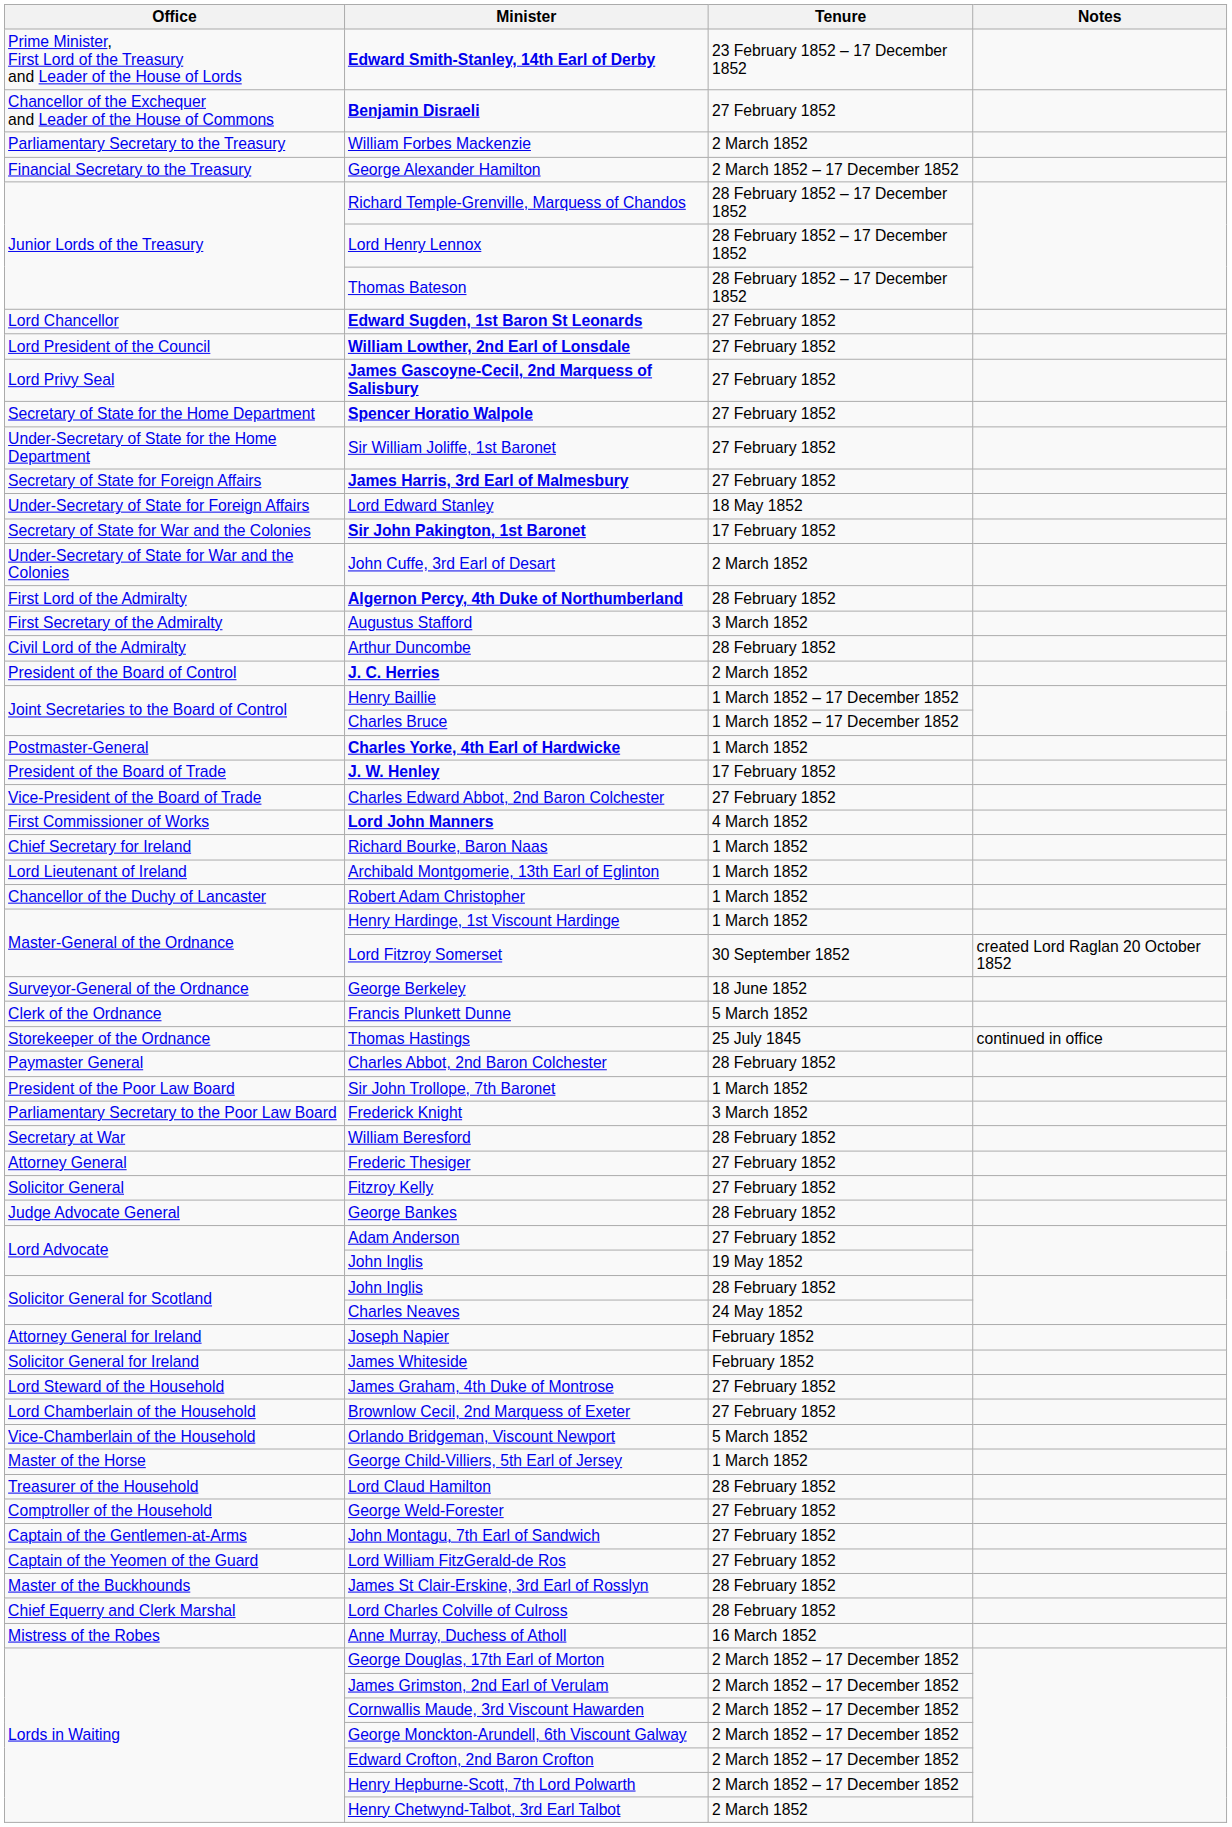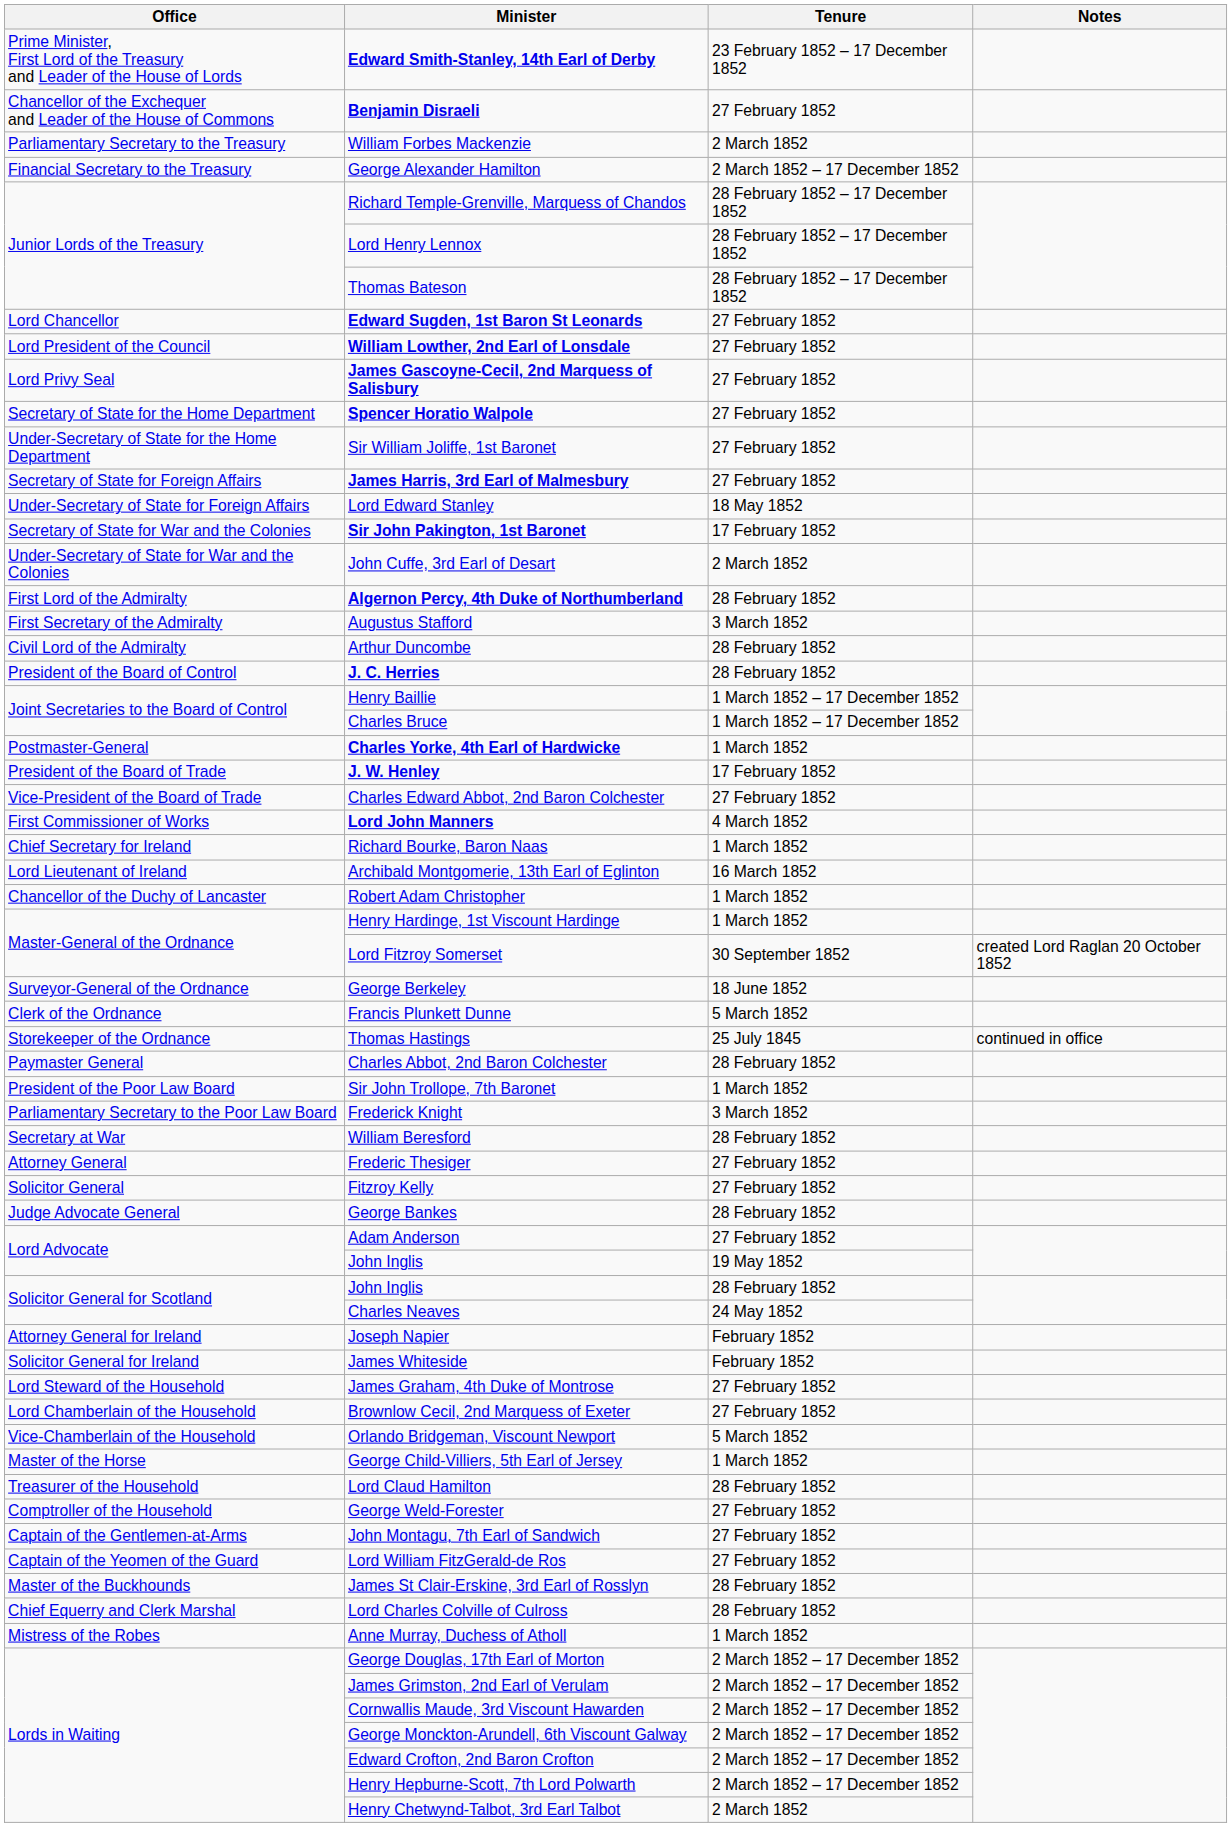(760, 673) 2 March 1852 -> (774, 673) 28 February 1852
(760, 871) 1 March 1852 -> (764, 871) 16 March 1852
(764, 1635) 16 March 1852 -> (760, 1635) 1 March 1852
